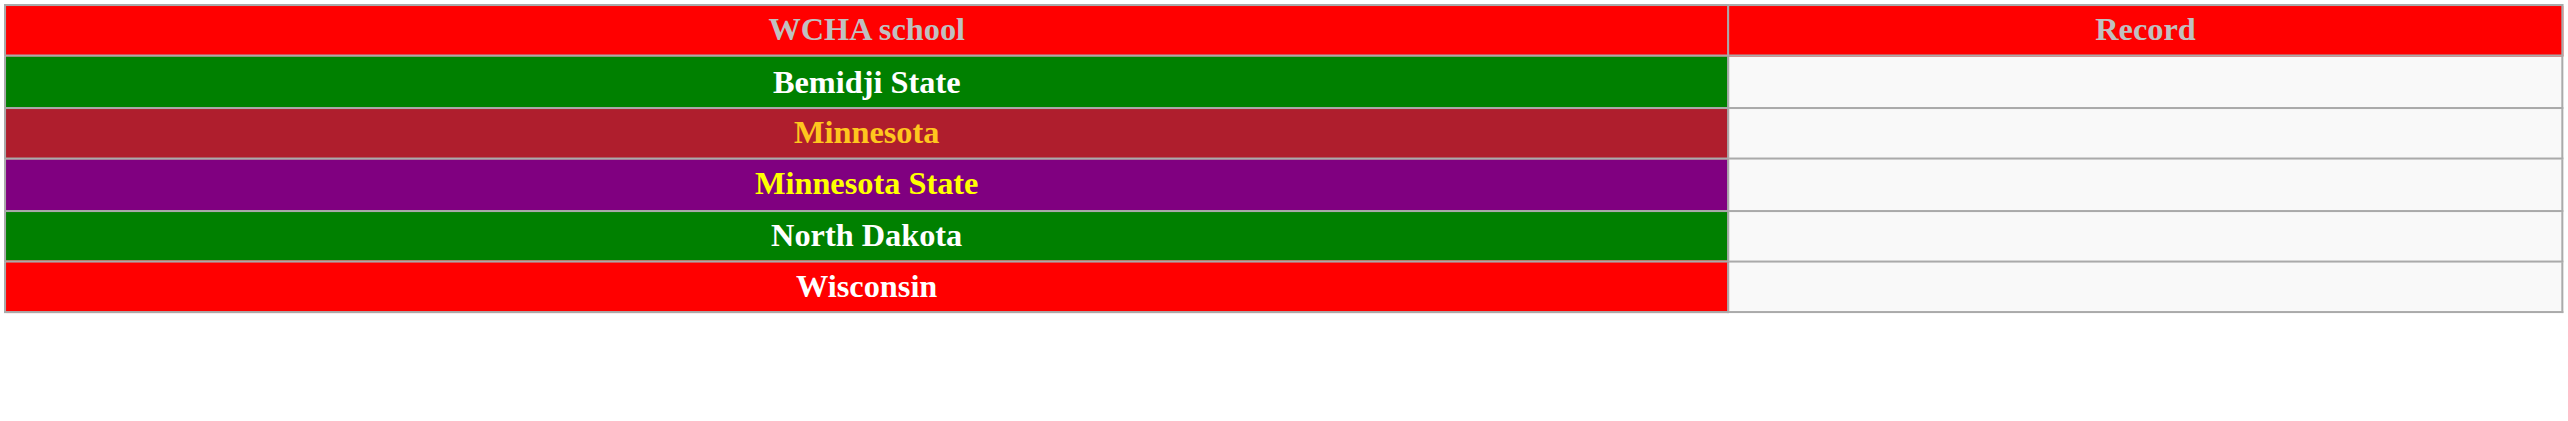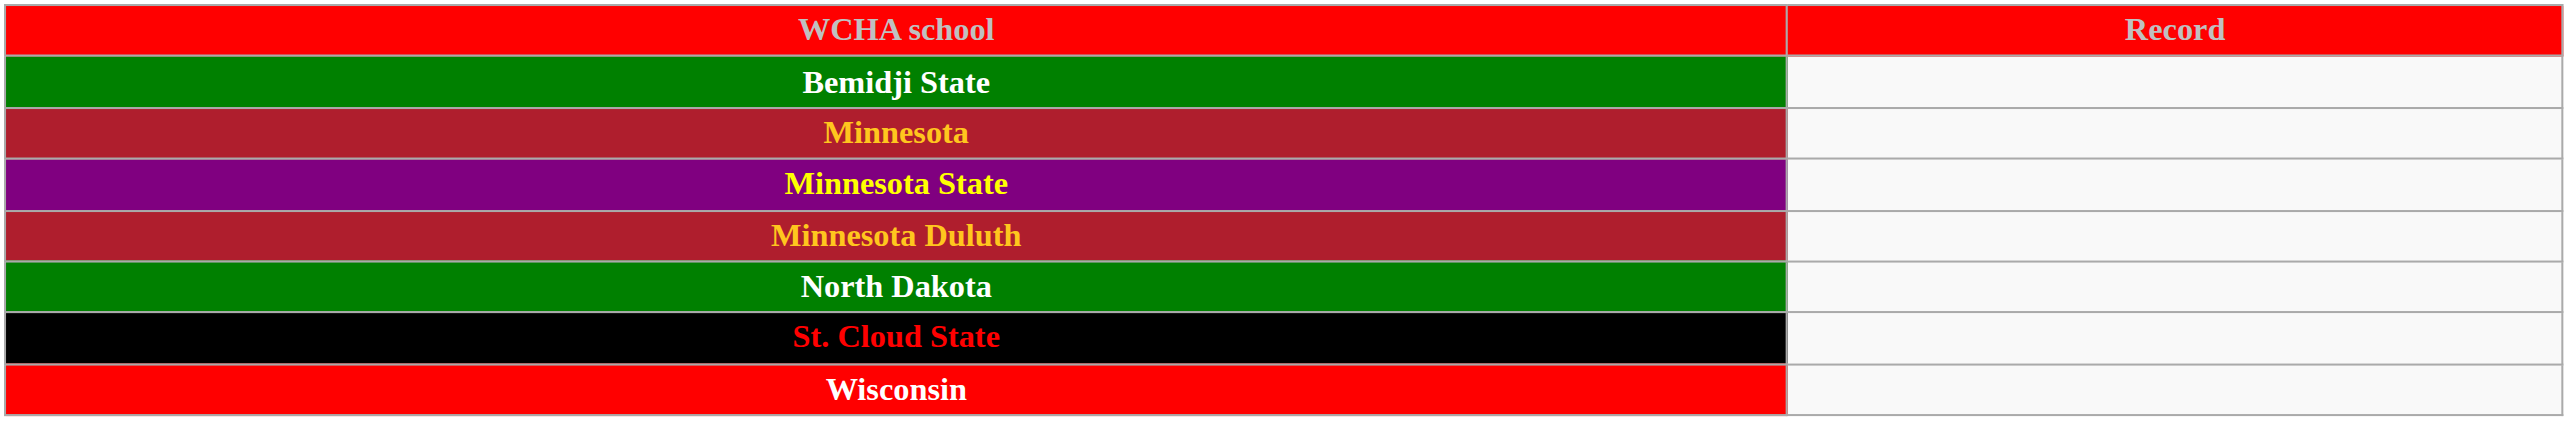+ row: (896, 235)
+ row: (896, 337)
